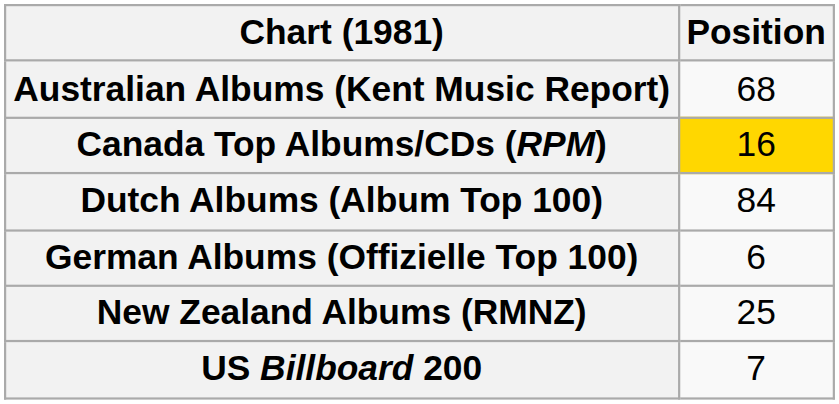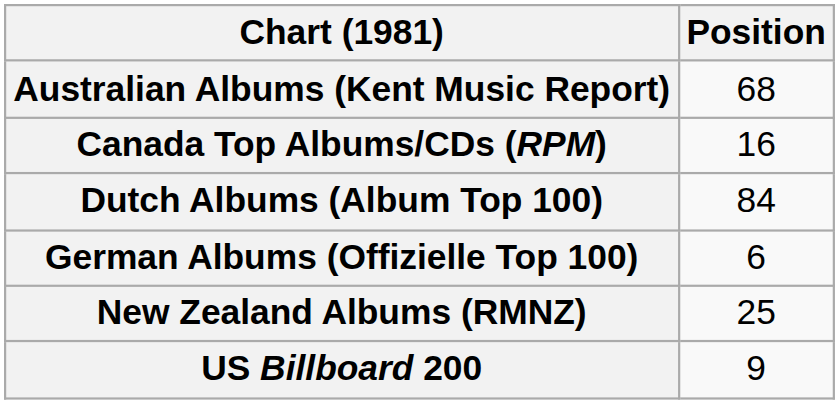(756, 144) gold background -> (756, 144) no background
(756, 369) 7 -> (756, 369) 9
